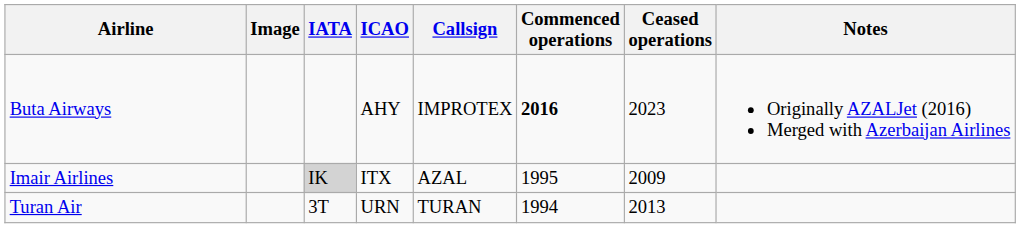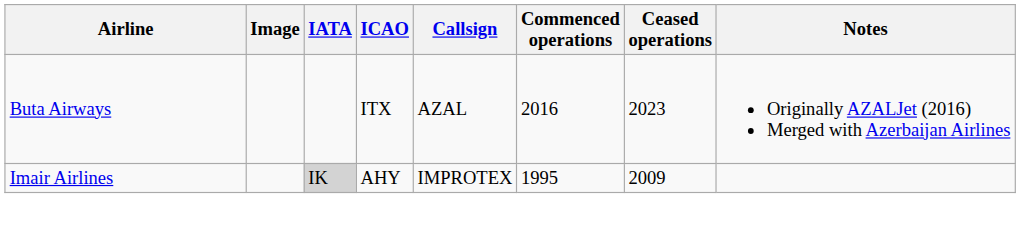(381, 108) AHY -> (376, 108) ITX
(465, 108) IMPROTEX -> (442, 108) AZAL
(540, 108) bold -> (540, 108) normal
(376, 177) ITX -> (381, 177) AHY
(442, 177) AZAL -> (465, 177) IMPROTEX
- row: (46, 207)
